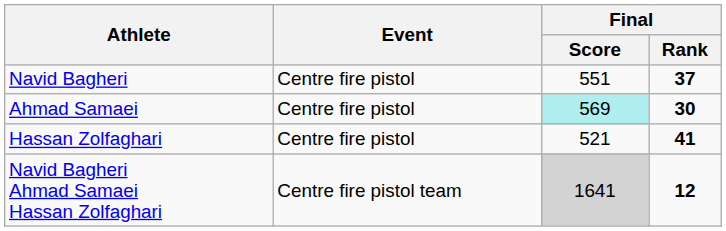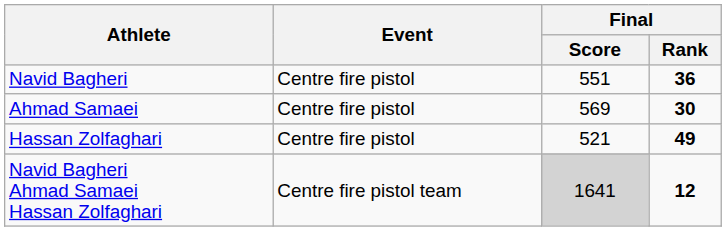(685, 80) 37 -> (685, 80) 36
(595, 109) paleturquoise background -> (595, 109) no background
(685, 139) 41 -> (685, 139) 49
